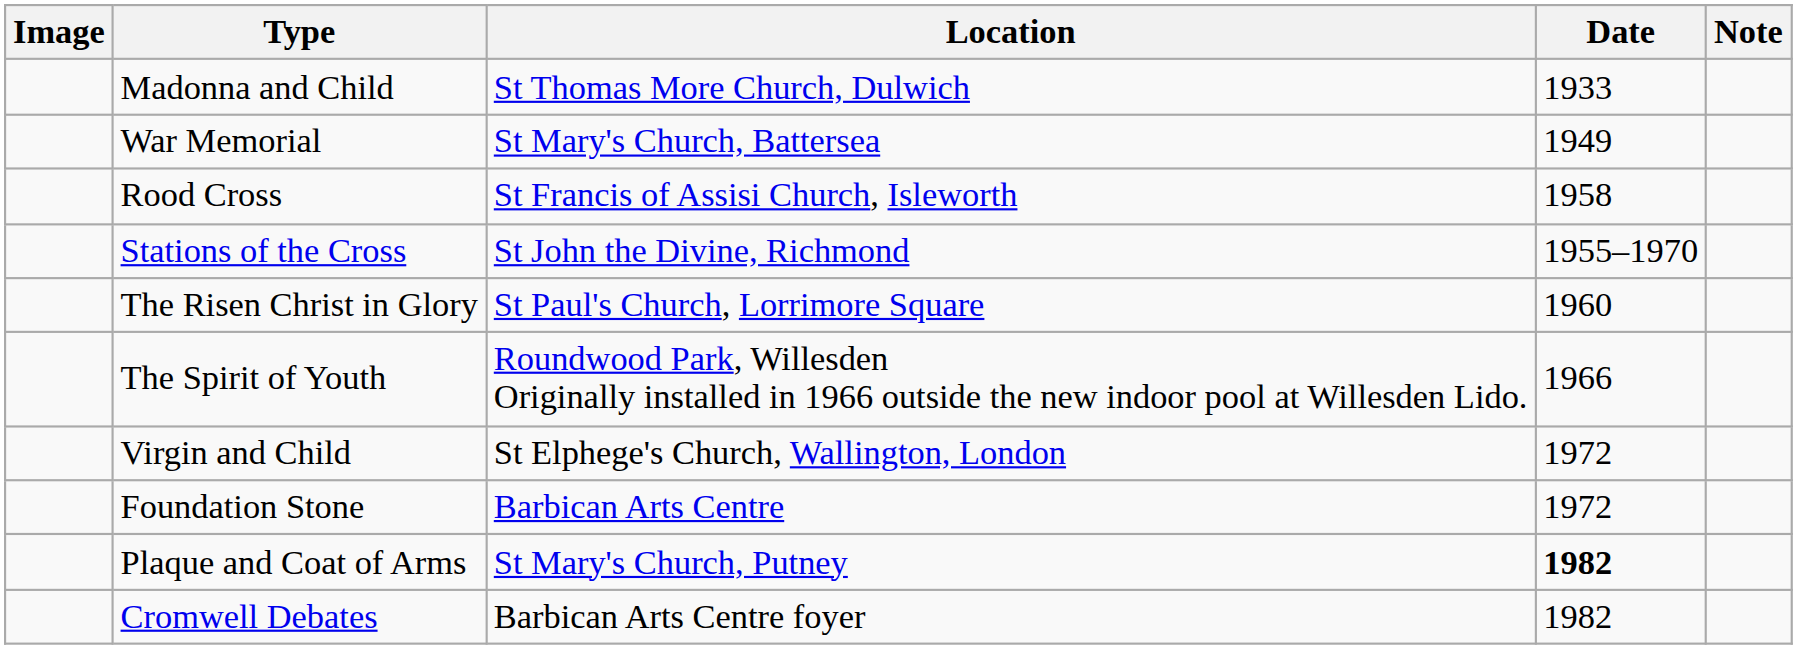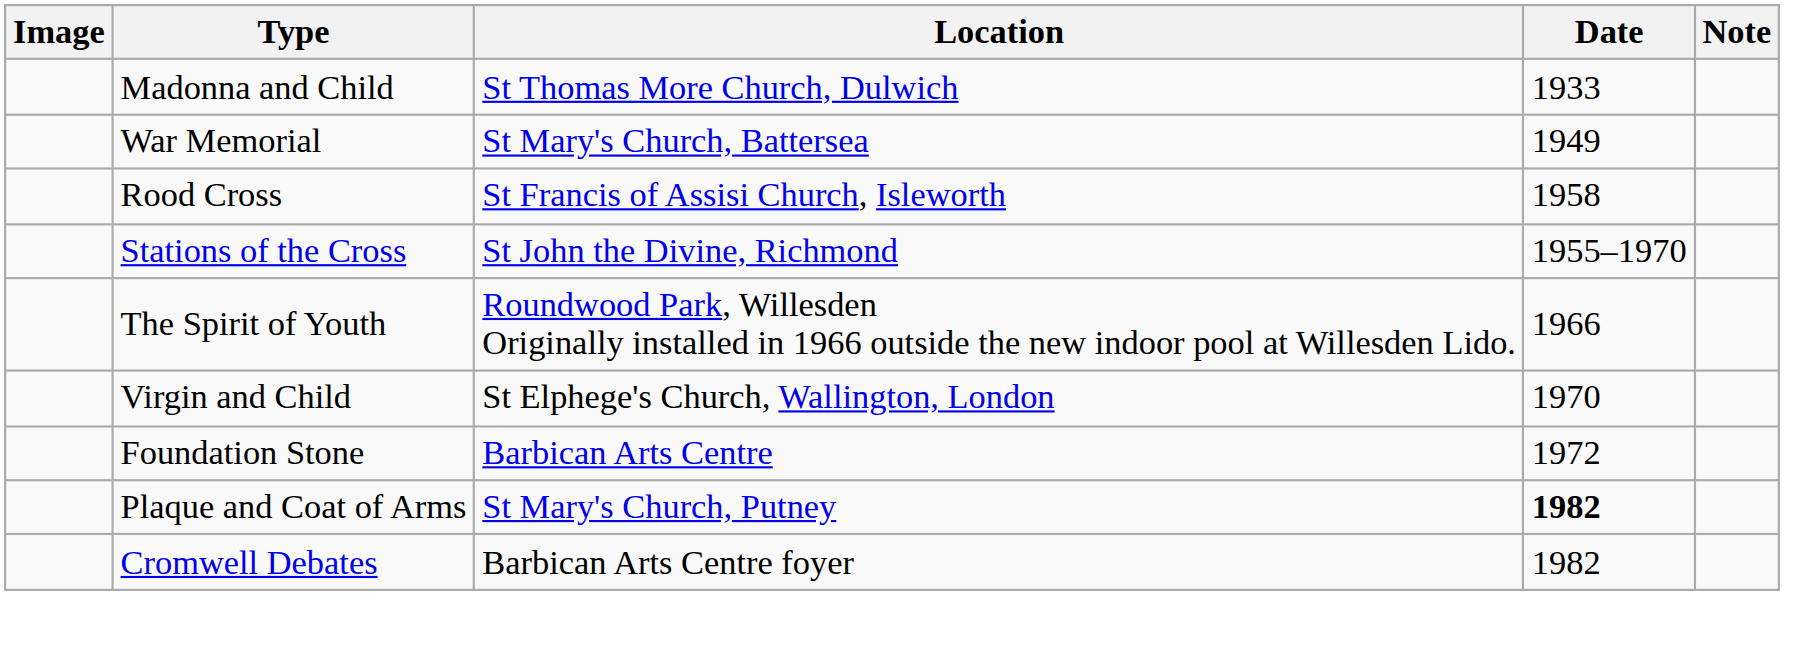- row: (299, 304)
(1578, 452) 1972 -> (1566, 397) 1970
